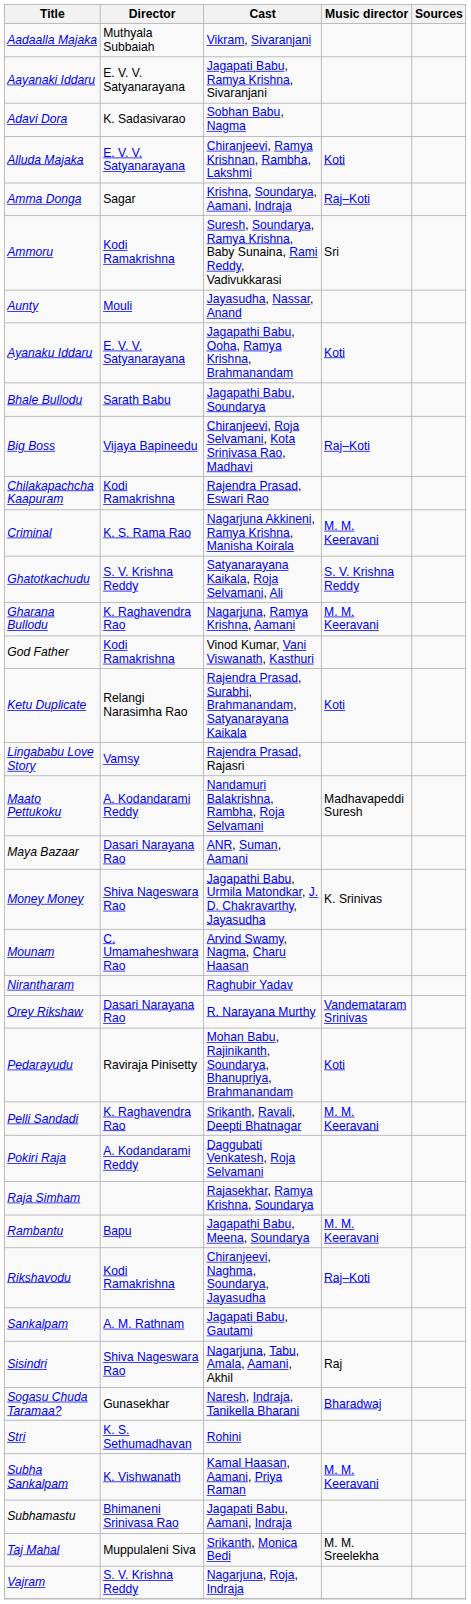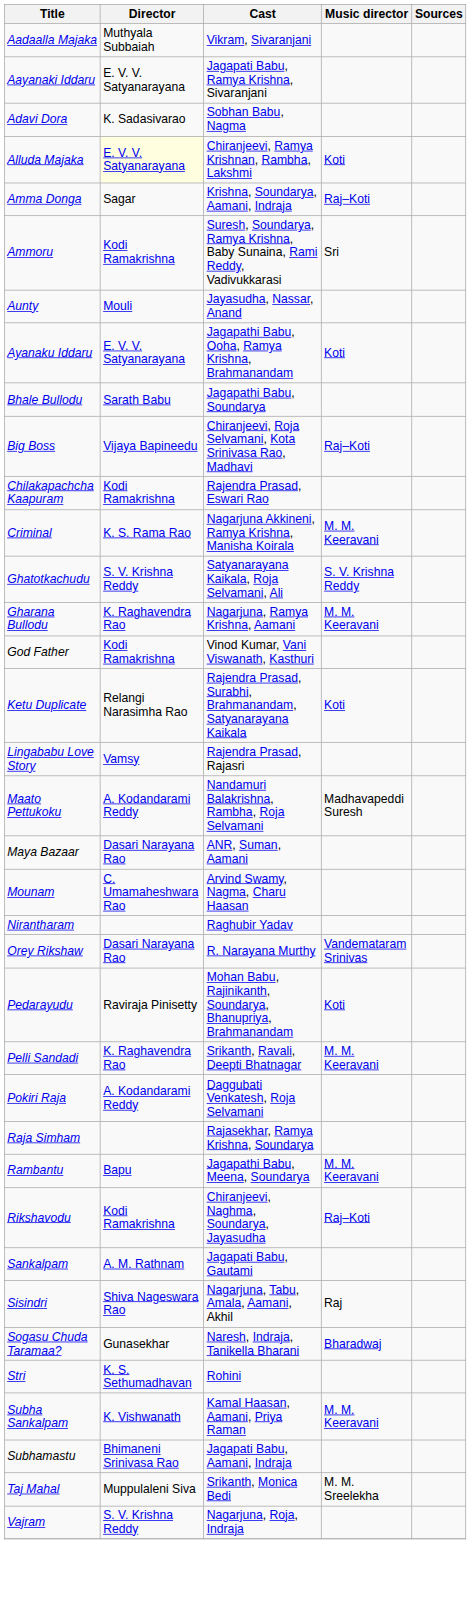(144, 159) no background -> (144, 159) lightyellow background
- row: (45, 899)
